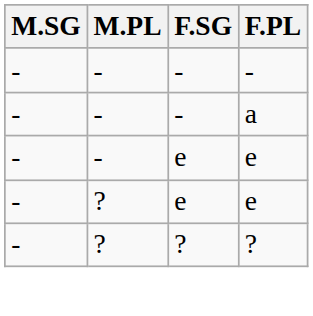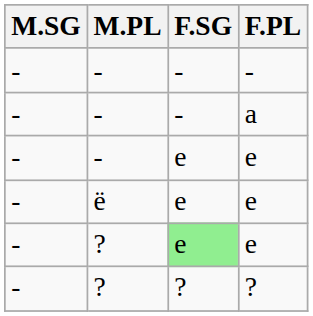+ row: (100, 200)
(180, 200) no background -> (180, 244) lightgreen background
